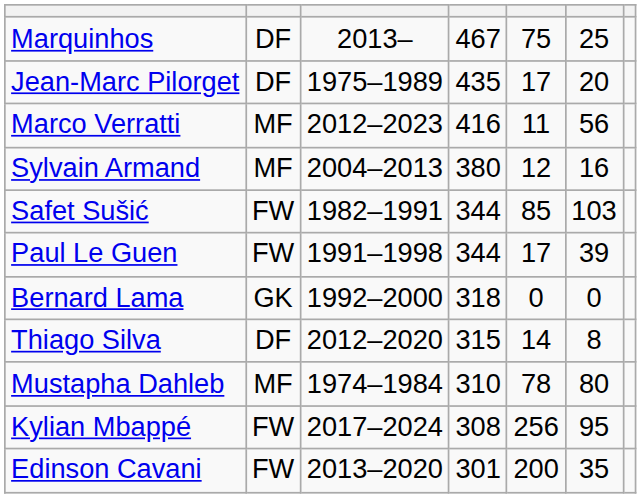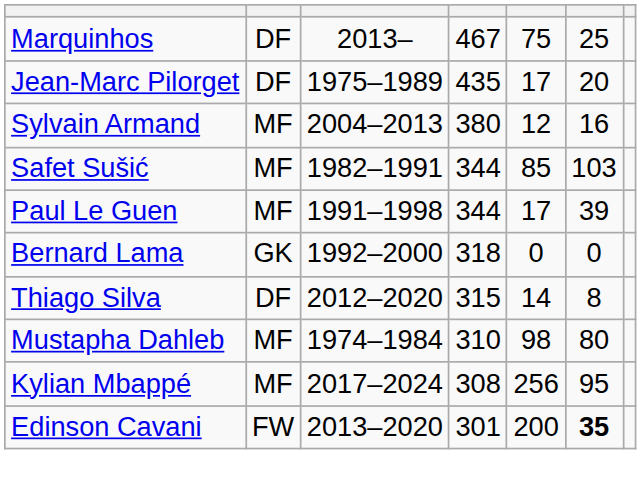- row: (96, 124)
(273, 211) FW -> (273, 168) MF
(273, 254) FW -> (273, 211) MF
(536, 383) 78 -> (536, 340) 98
(273, 426) FW -> (273, 383) MF
(594, 469) normal -> (594, 426) bold
